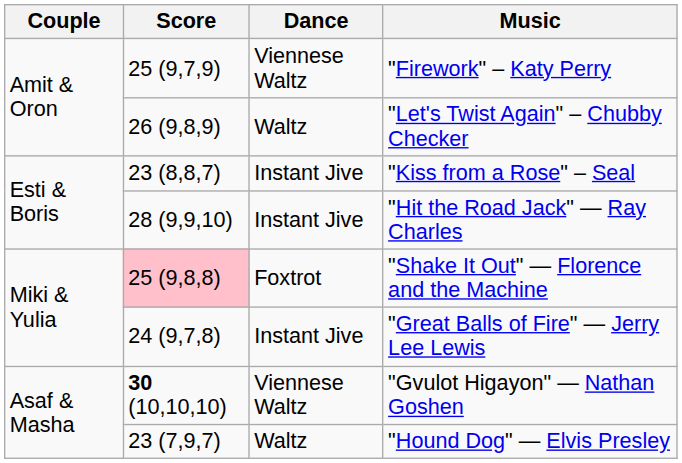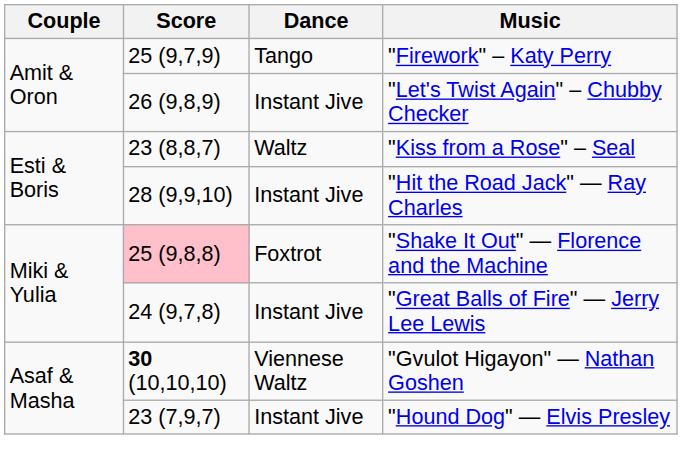(299, 68) Viennese Waltz -> (284, 55) Tango
(281, 126) Waltz -> (309, 102) Instant Jive
(309, 172) Instant Jive -> (281, 148) Waltz
(281, 441) Waltz -> (309, 417) Instant Jive
